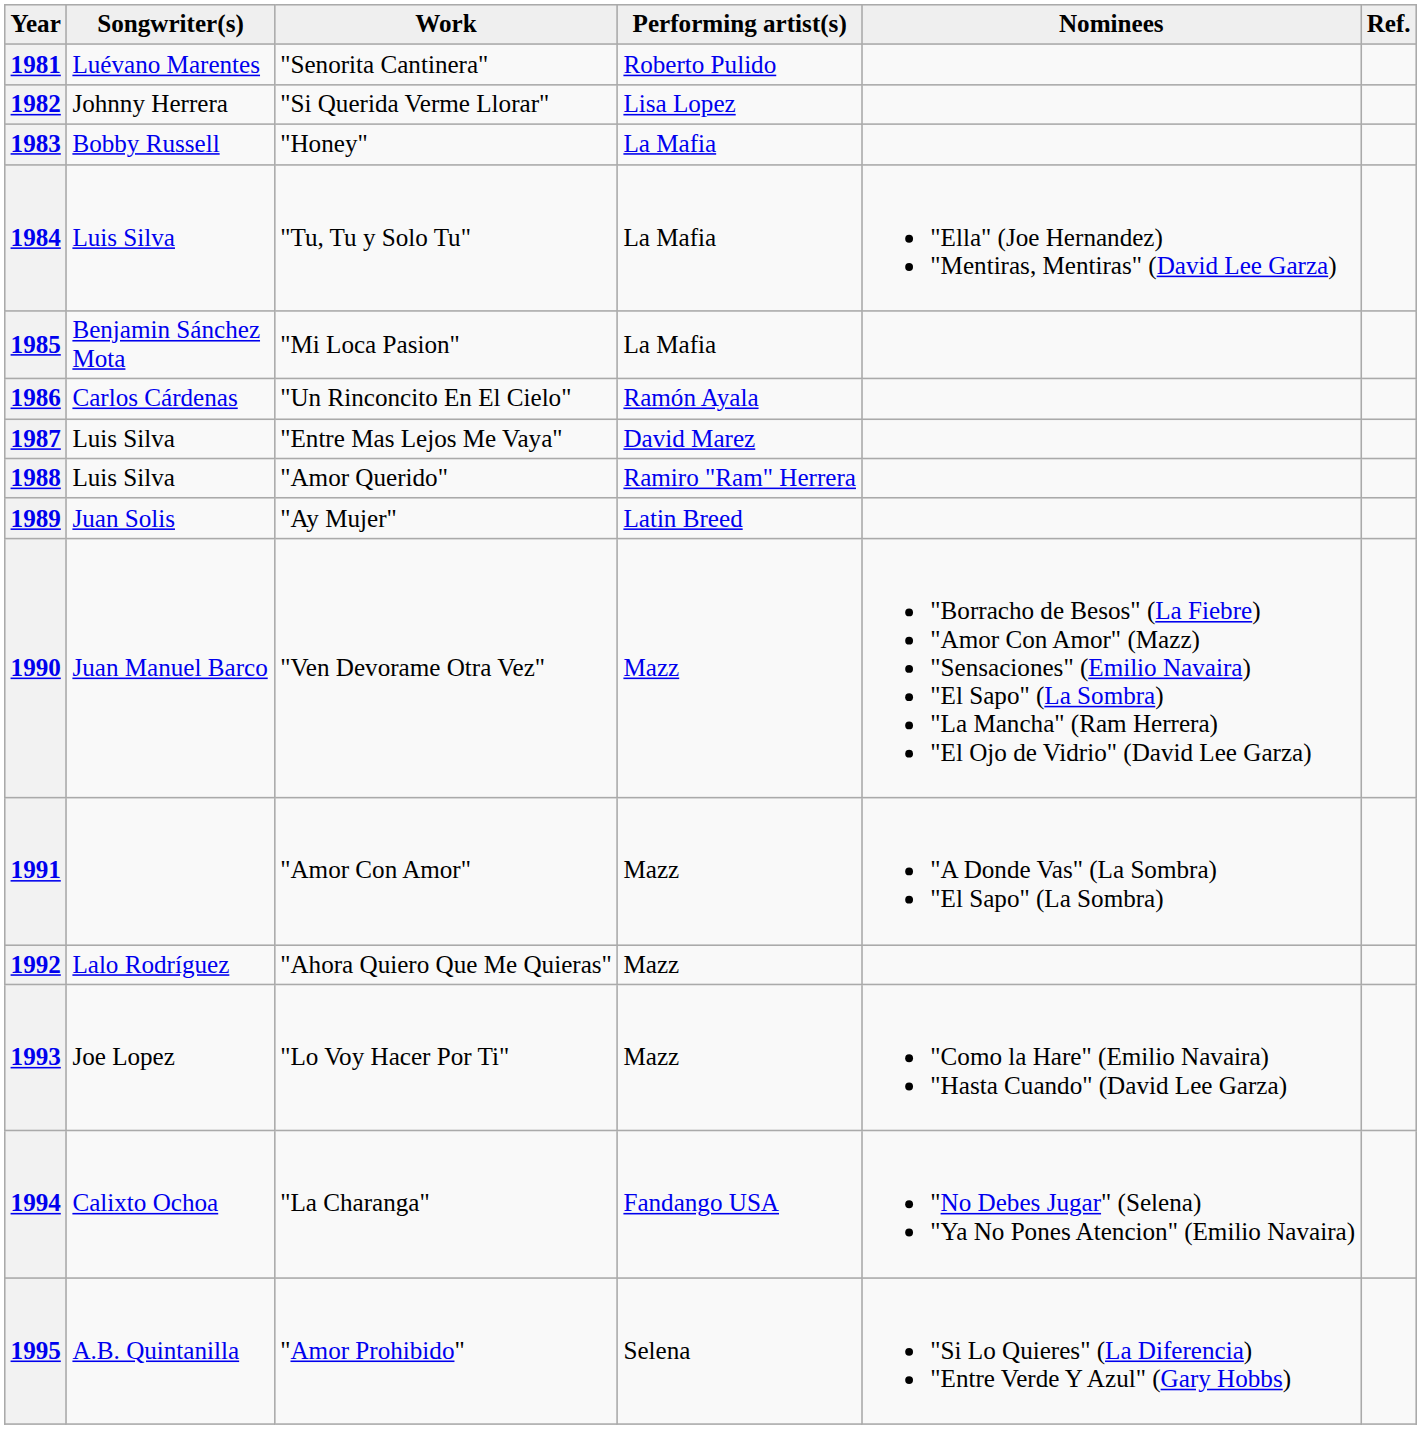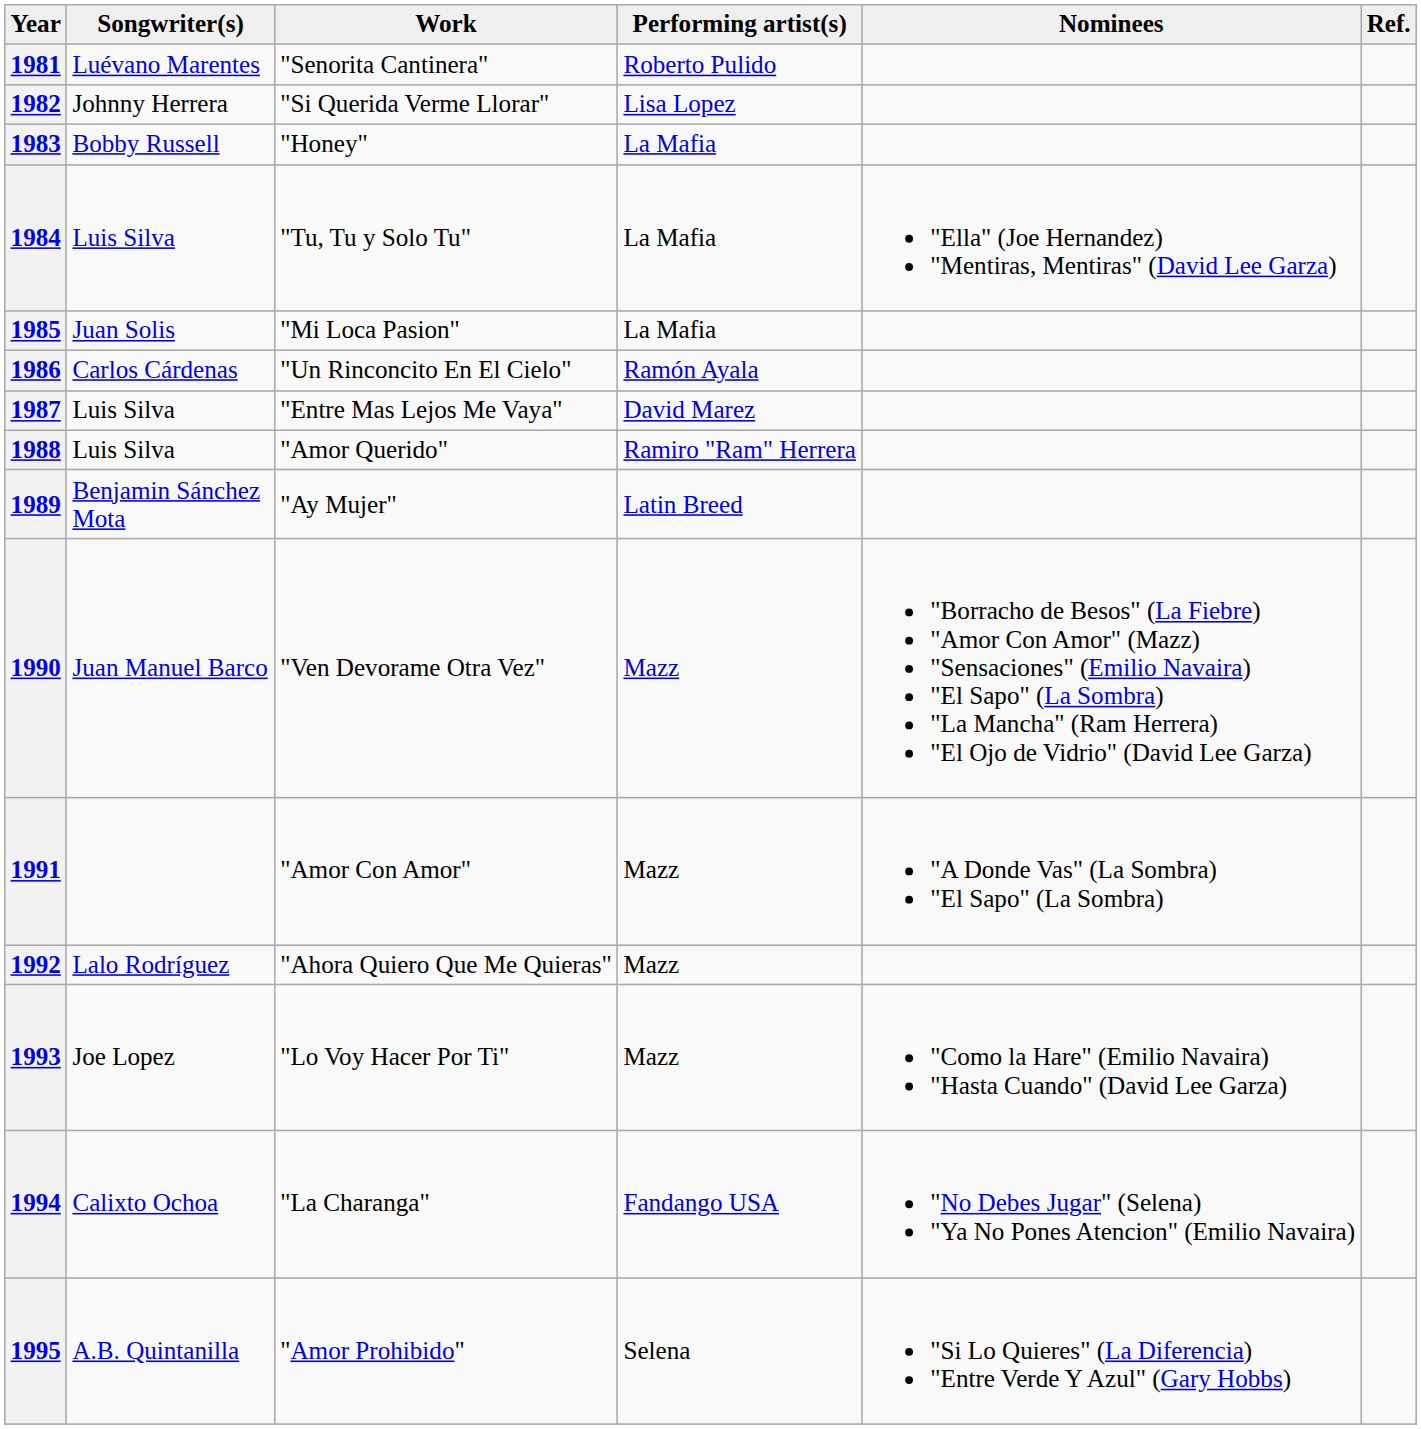(166, 344) Benjamin Sánchez Mota -> (124, 330) Juan Solis
(124, 517) Juan Solis -> (166, 503) Benjamin Sánchez Mota
